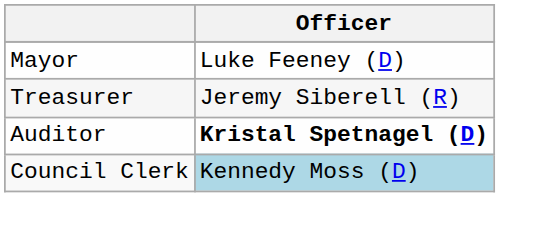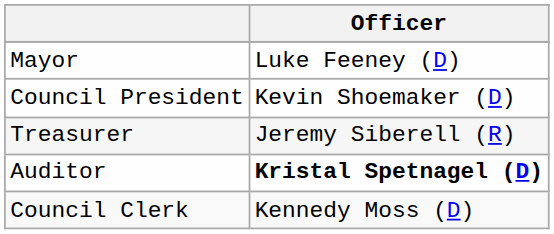+ row: (127, 98)
(310, 173) lightblue background -> (364, 210) no background
